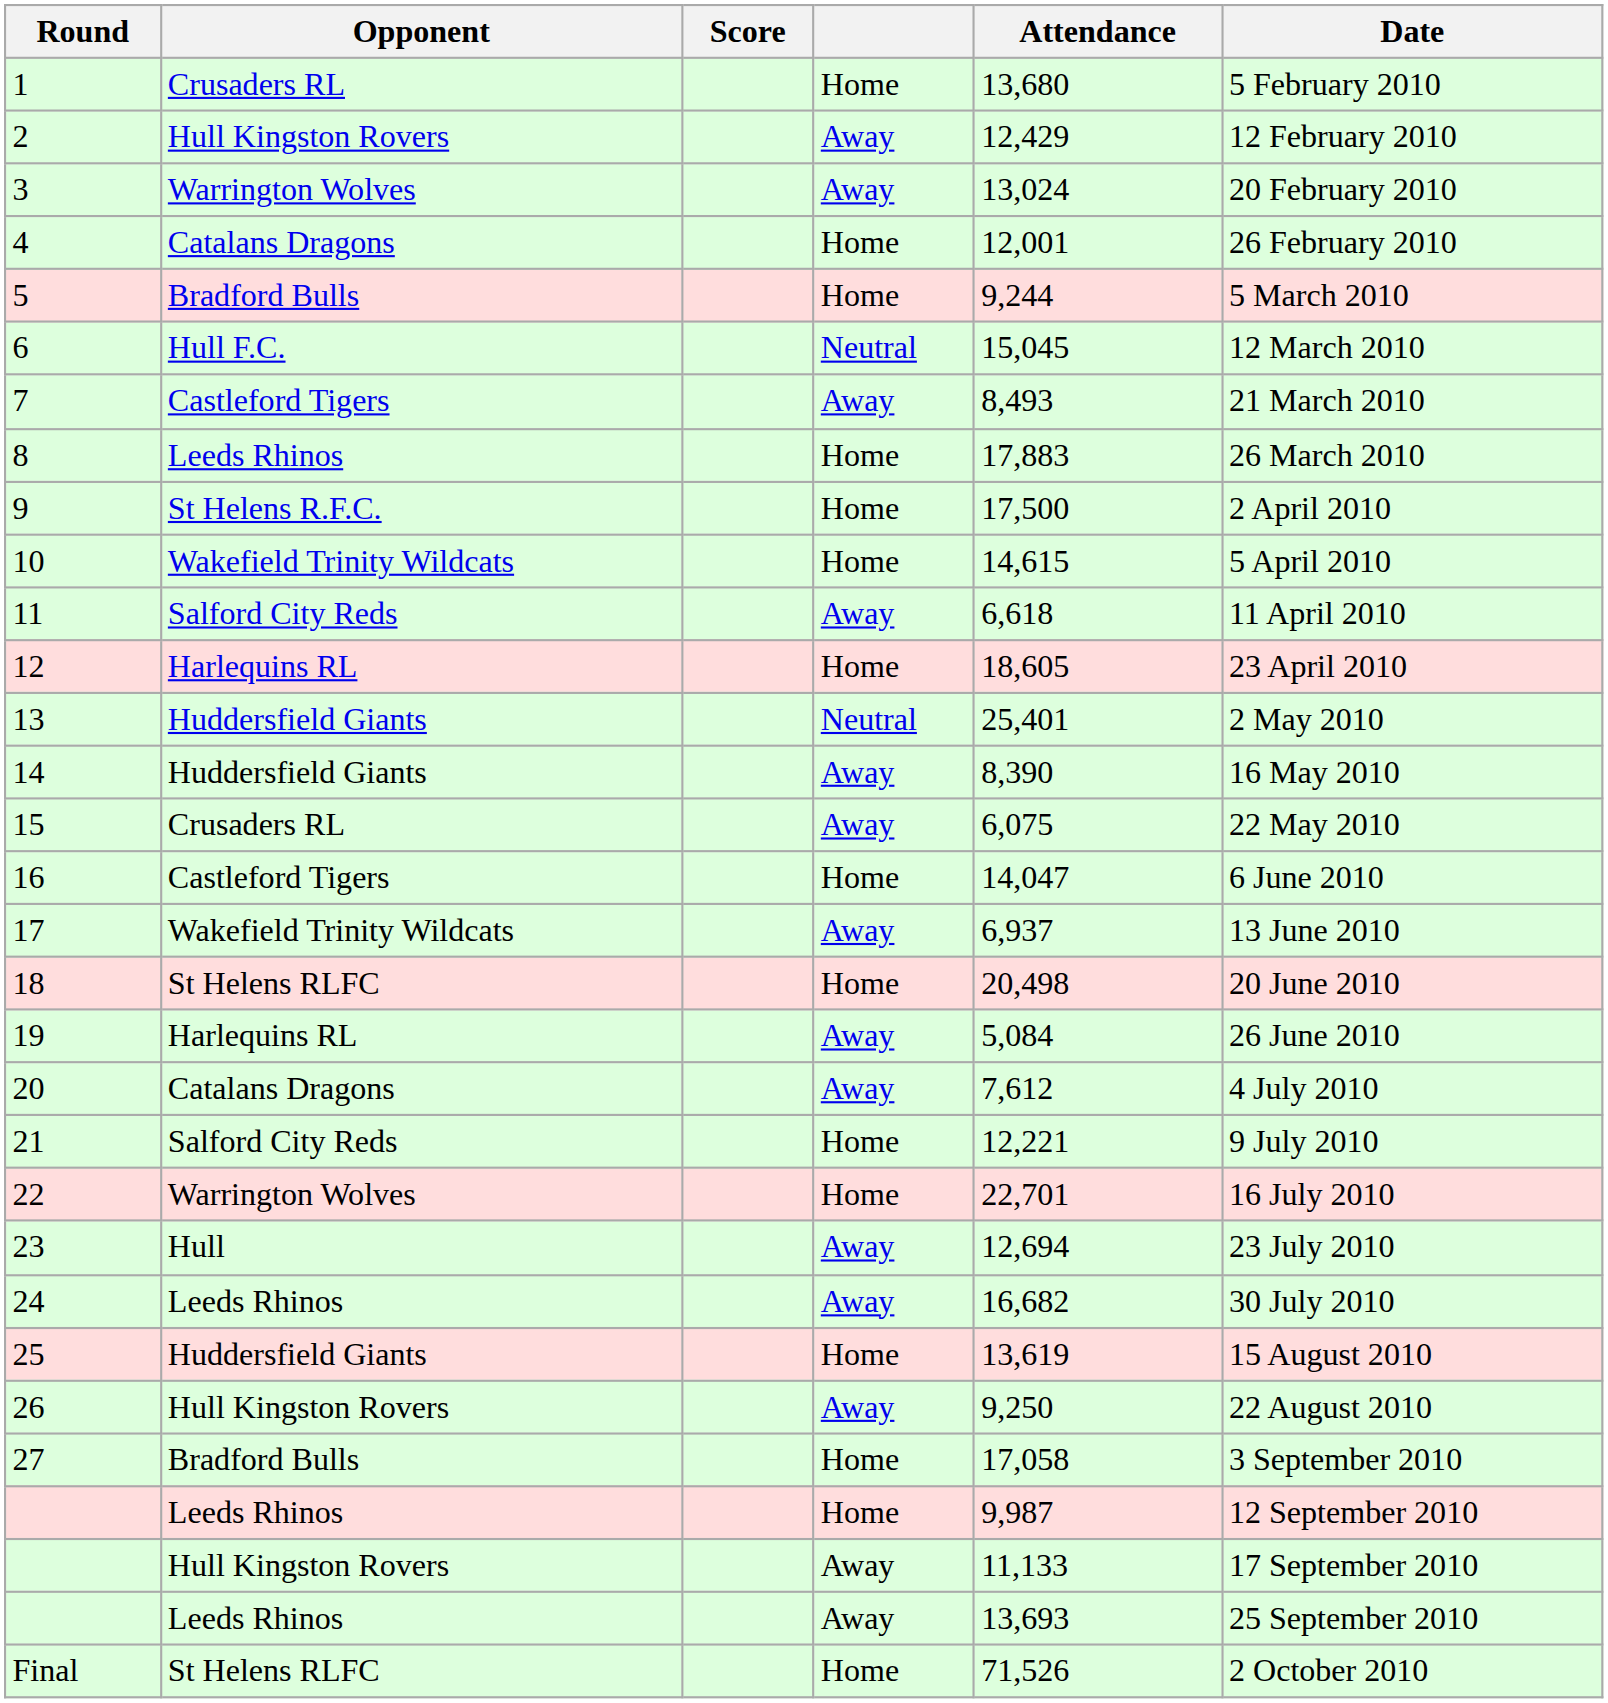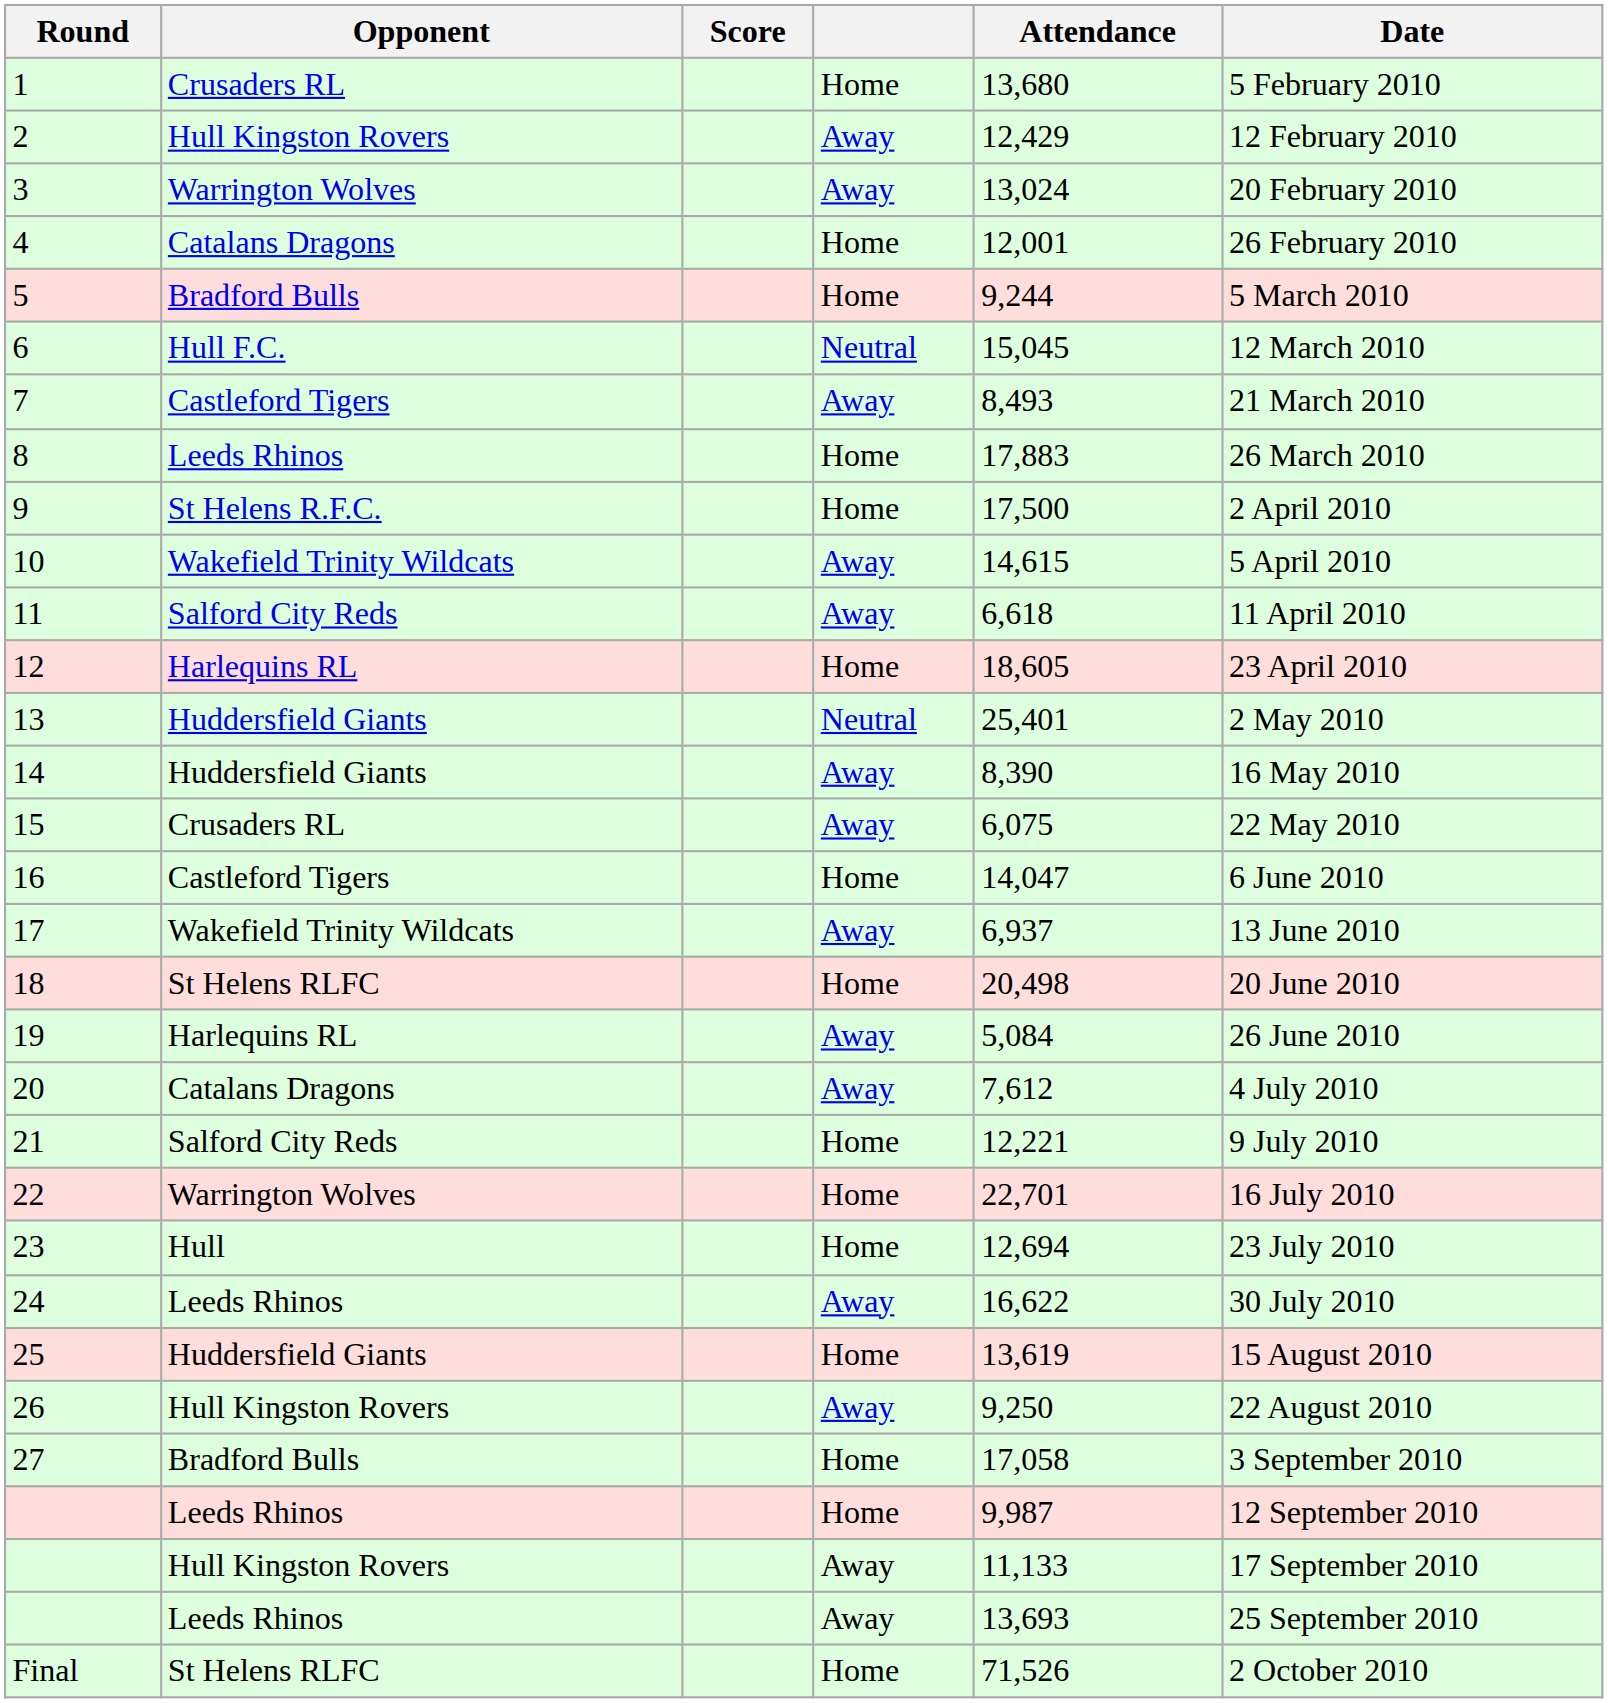(860, 559) Home -> (858, 559) Away
(858, 1247) Away -> (860, 1247) Home
(1025, 1300) 16,682 -> (1025, 1300) 16,622
